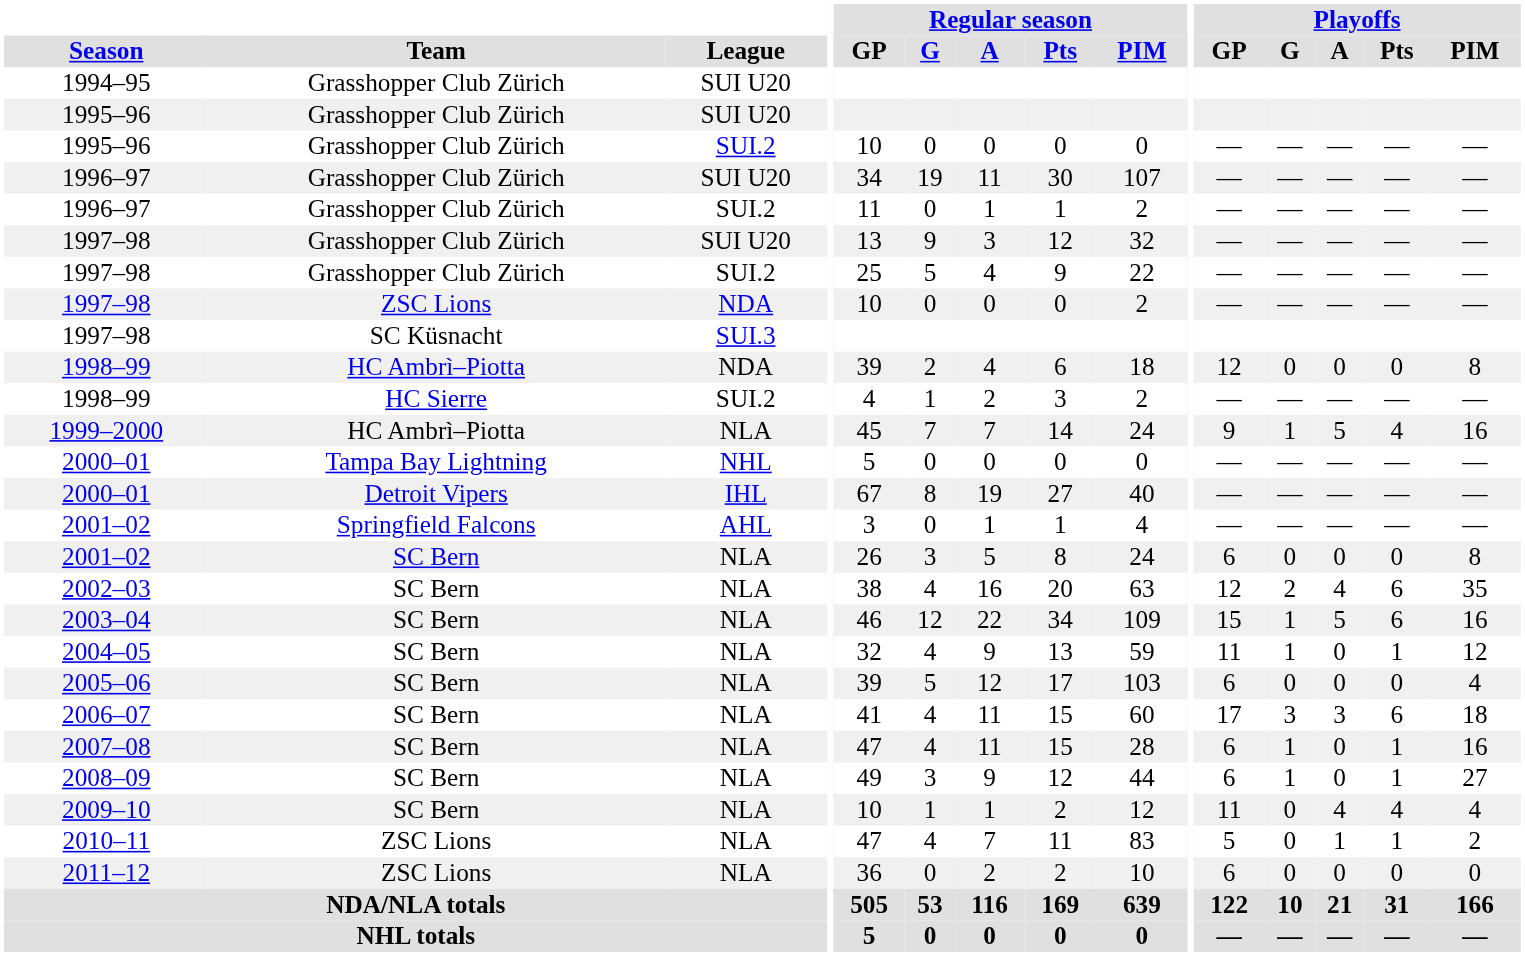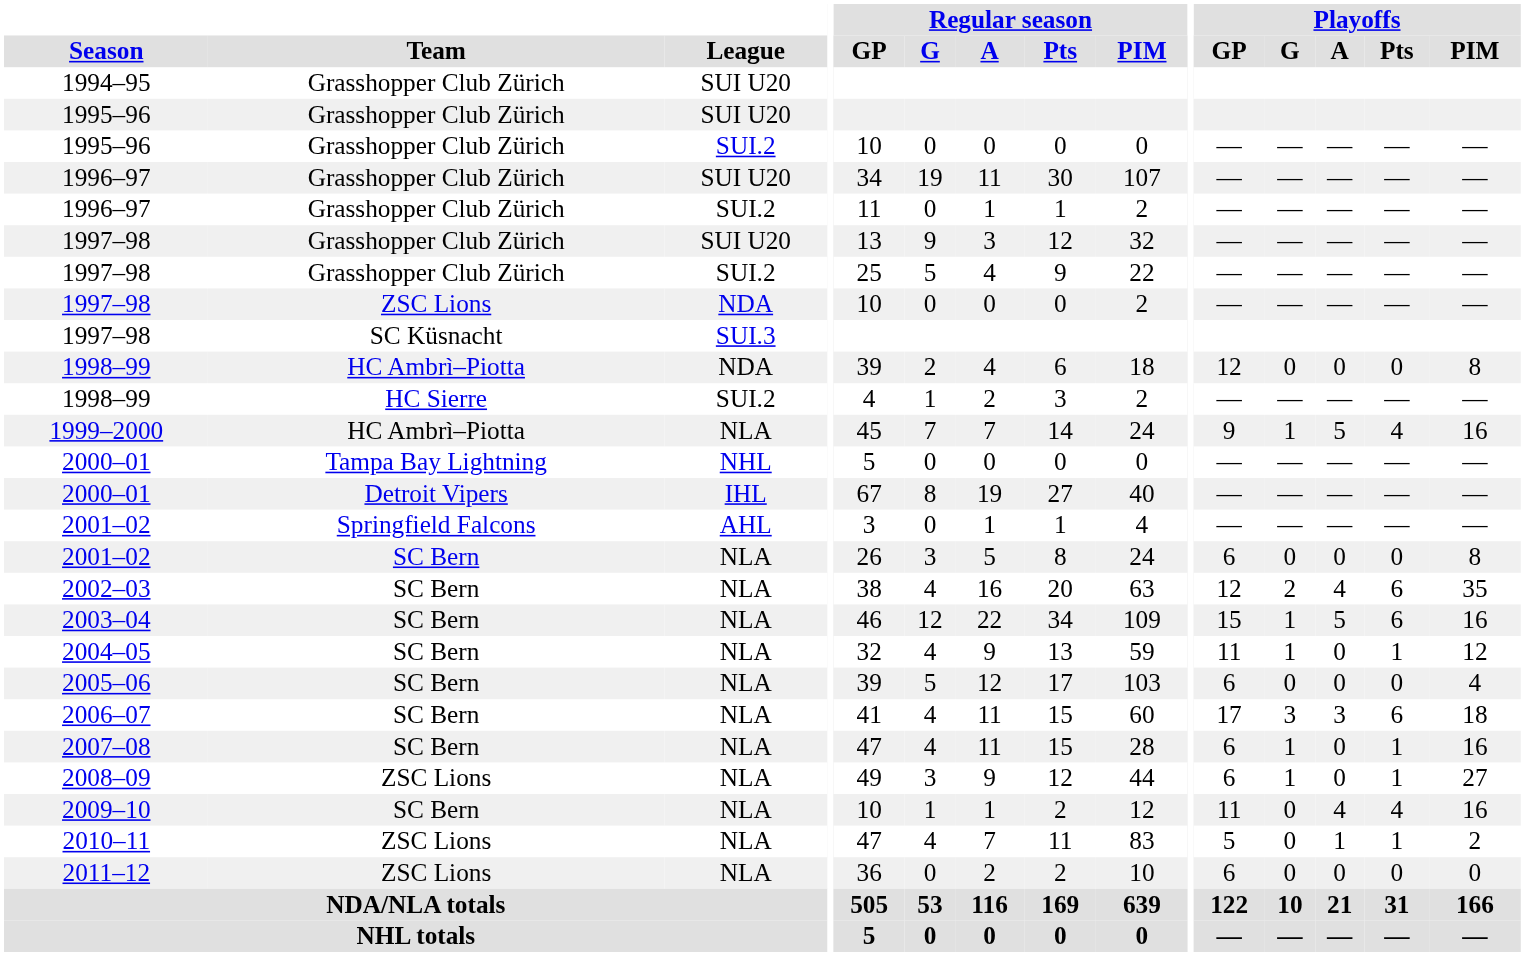(436, 777) SC Bern -> (436, 777) ZSC Lions
(1475, 809) 4 -> (1475, 809) 16
